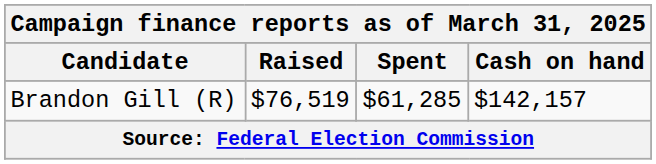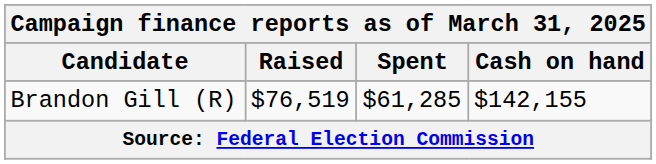(530, 101) $142,157 -> (530, 101) $142,155
